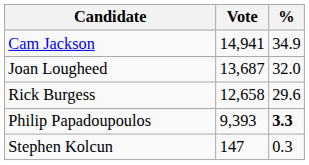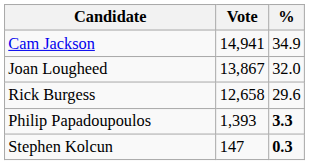(242, 69) 13,687 -> (242, 69) 13,867
(238, 120) 9,393 -> (238, 120) 1,393
(282, 146) normal -> (282, 146) bold
